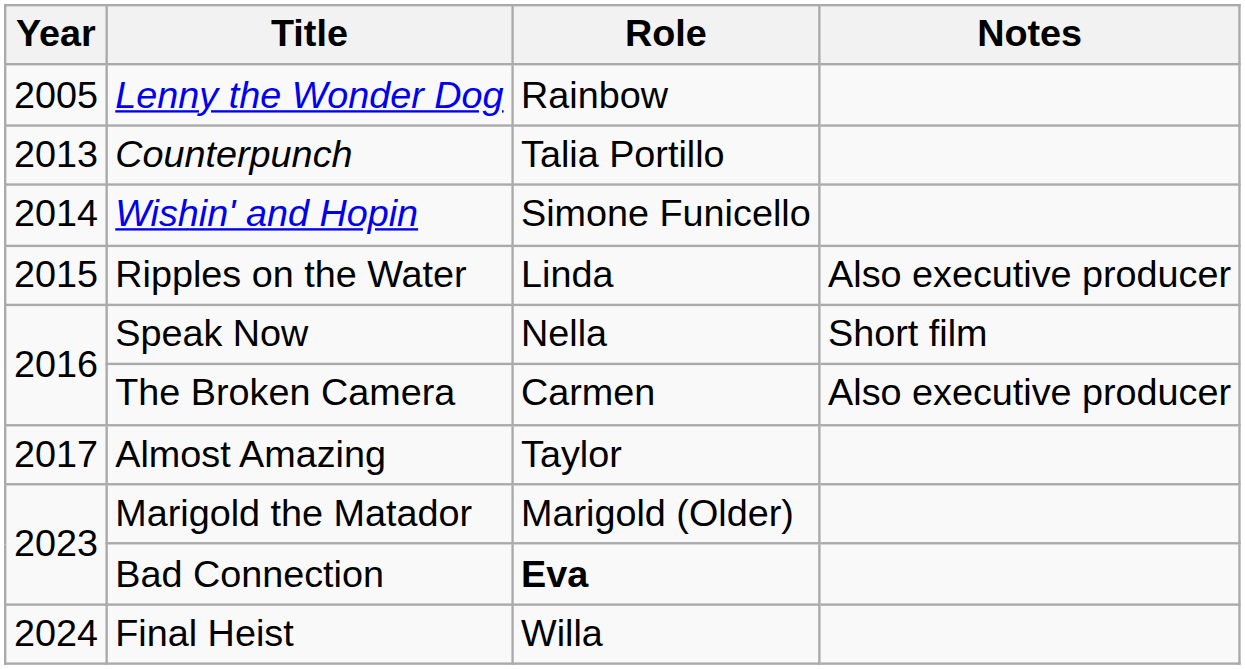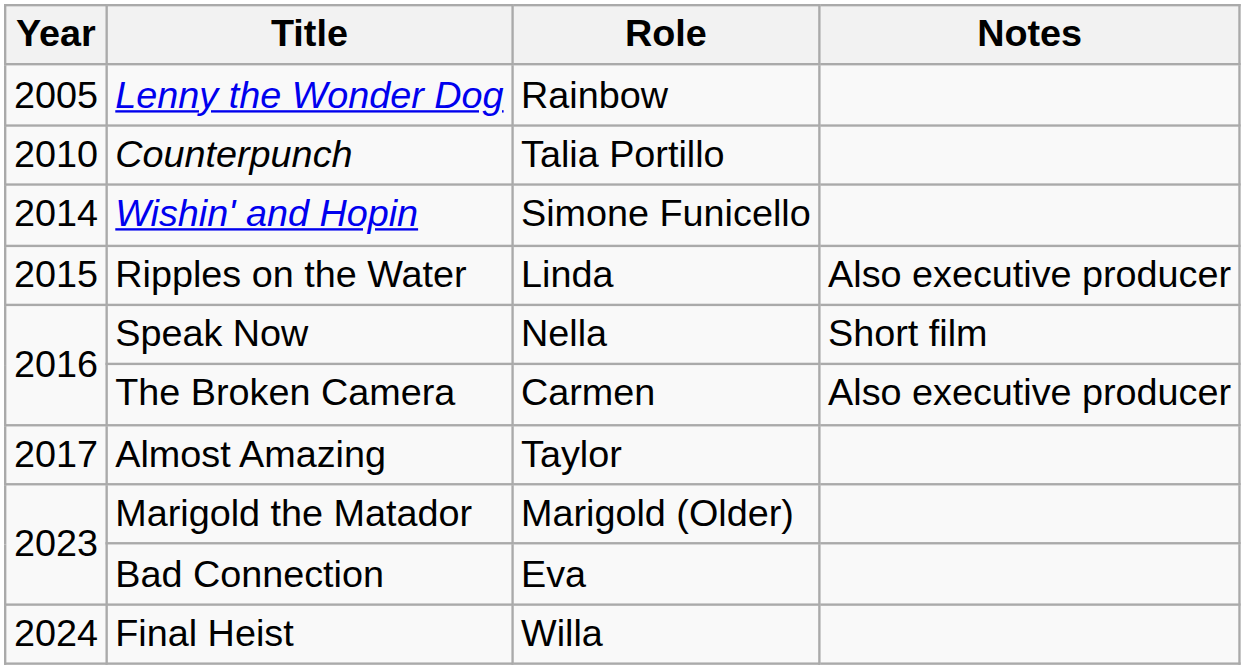(56, 154) 2013 -> (56, 154) 2010
(555, 573) bold -> (554, 573) normal
